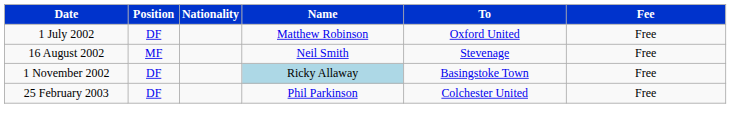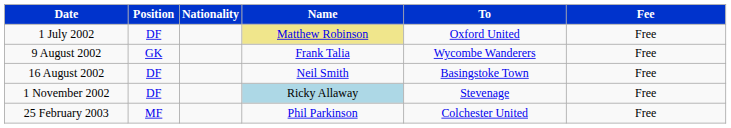(323, 34) no background -> (323, 34) khaki background
+ row: (66, 54)
(154, 54) MF -> (154, 73) DF
(485, 54) Stevenage -> (485, 73) Basingstoke Town
(485, 73) Basingstoke Town -> (485, 93) Stevenage
(154, 93) DF -> (154, 113) MF
